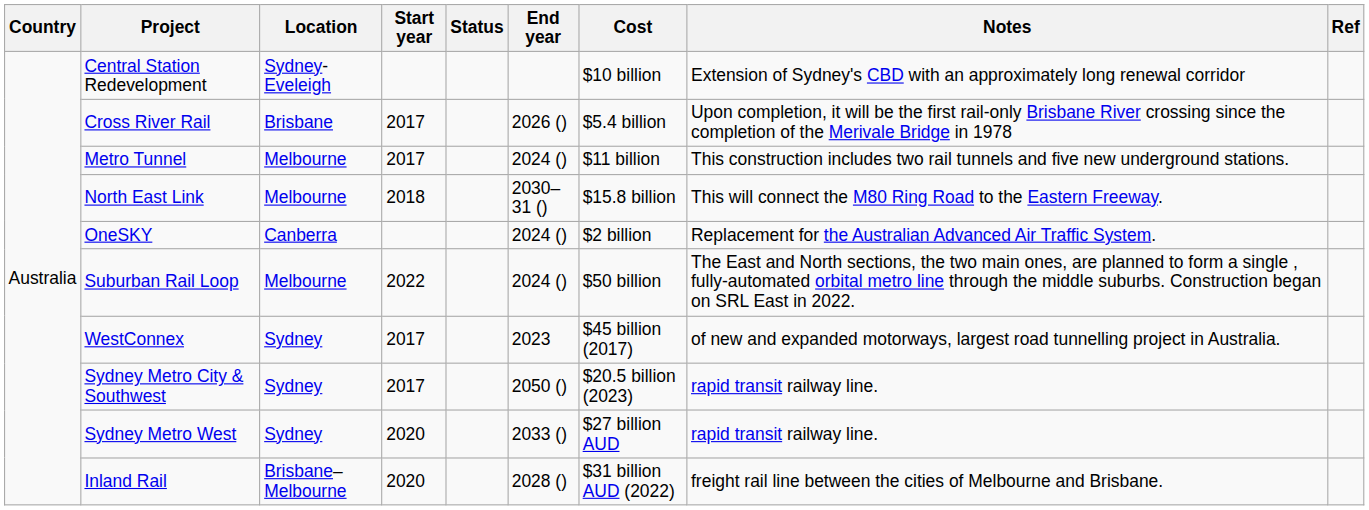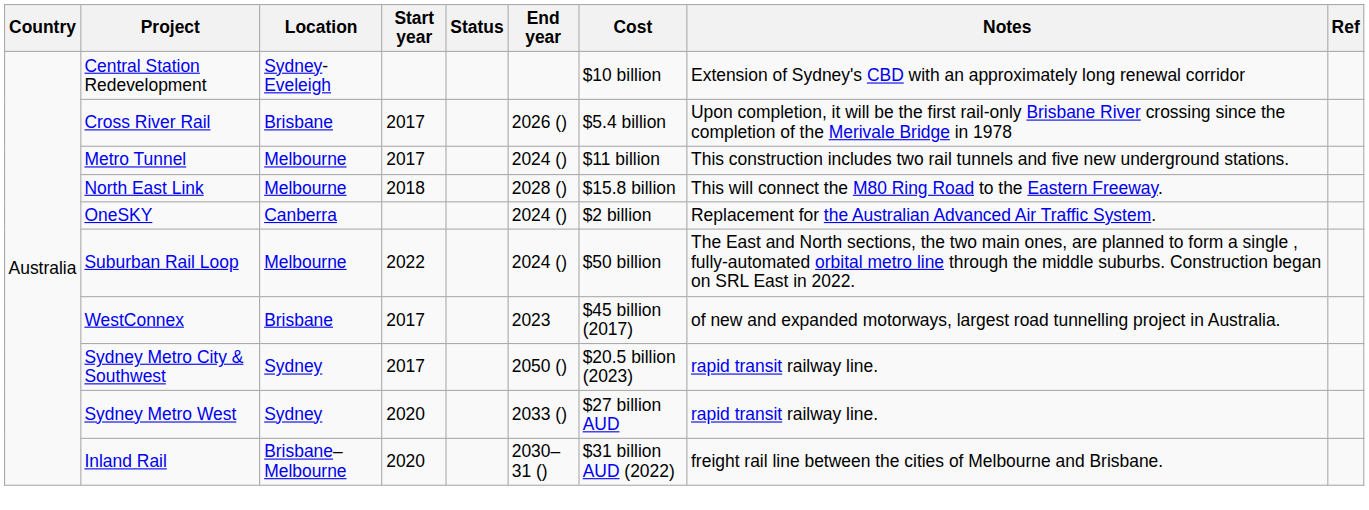(536, 197) 2030–31 () -> (539, 187) 2028 ()
(293, 339) Sydney -> (299, 319) Brisbane
(539, 481) 2028 () -> (536, 461) 2030–31 ()
